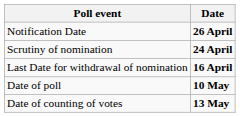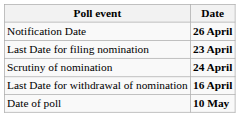+ row: (78, 49)
- row: (65, 103)
